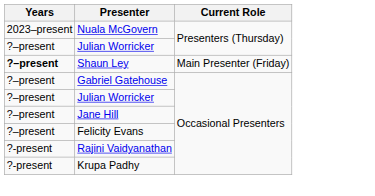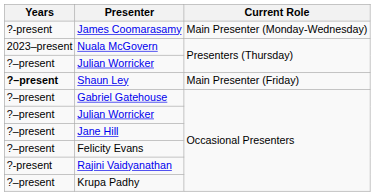+ row: (129, 30)
(29, 166) ?-present -> (31, 183) ?–present
